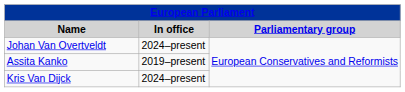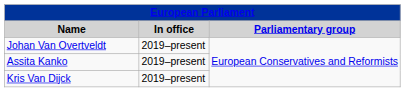(173, 45) 2024–present -> (173, 45) 2019–present
(173, 78) 2024–present -> (173, 78) 2019–present
